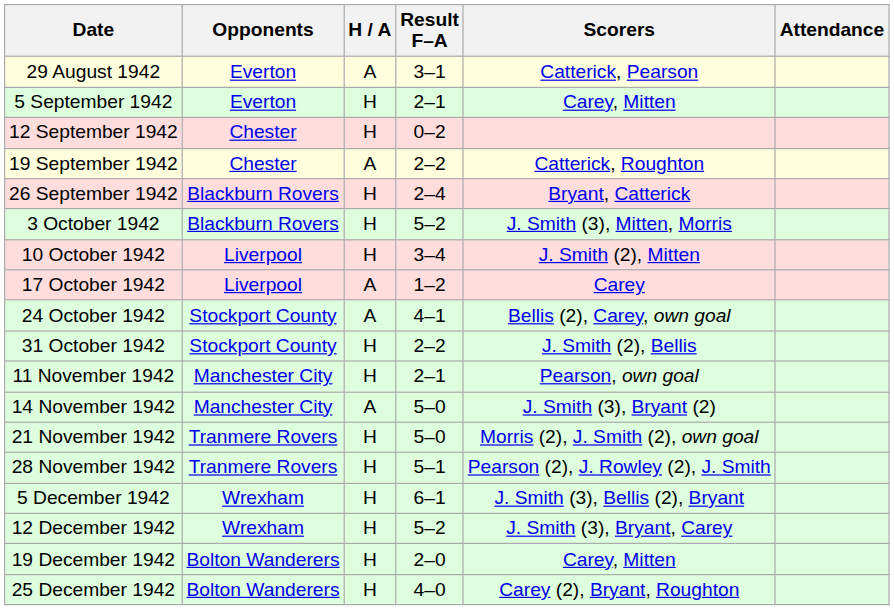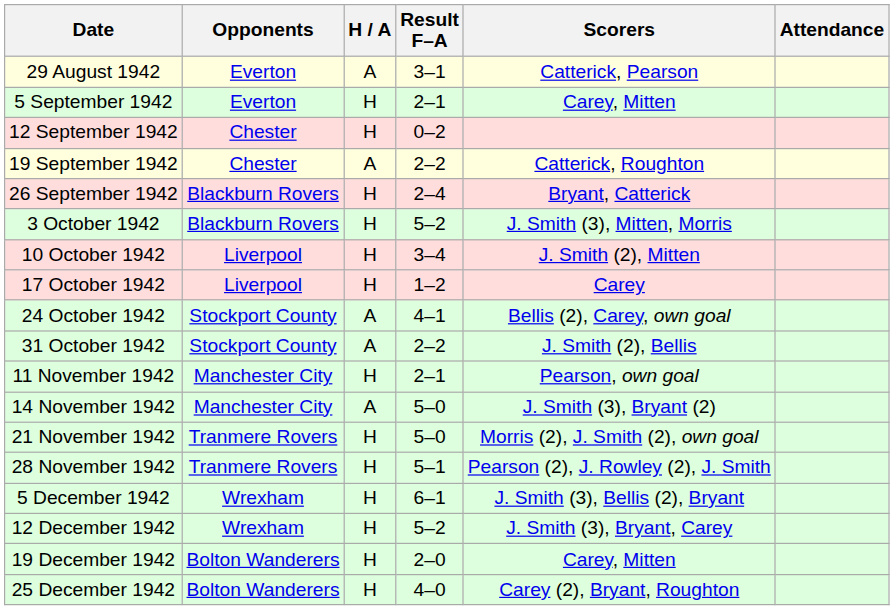(370, 284) A -> (370, 284) H
(370, 345) H -> (370, 345) A
